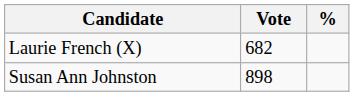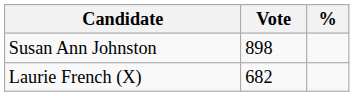rows swapped: (83, 76) <-> (75, 47)
